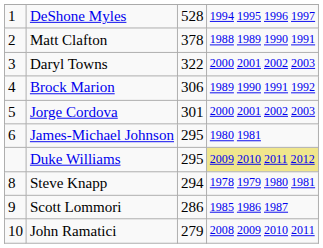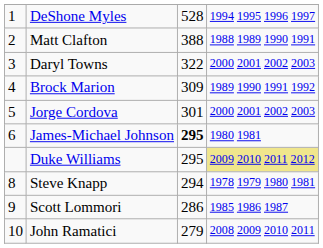(192, 40) 378 -> (192, 40) 388
(192, 87) 306 -> (192, 87) 309
(192, 135) normal -> (192, 135) bold
